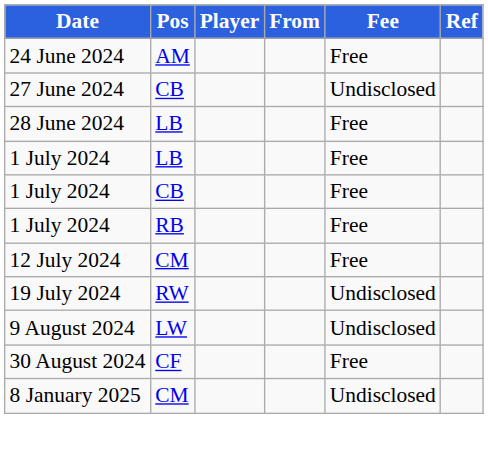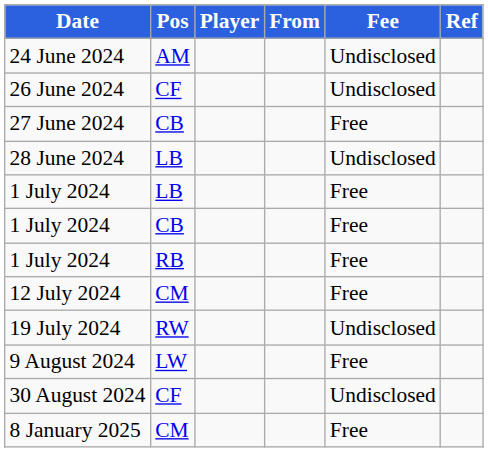(349, 55) Free -> (383, 55) Undisclosed
+ row: (67, 89)
(383, 89) Undisclosed -> (349, 123) Free
(349, 123) Free -> (383, 157) Undisclosed
(383, 327) Undisclosed -> (349, 361) Free
(349, 361) Free -> (383, 395) Undisclosed
(383, 395) Undisclosed -> (349, 429) Free
